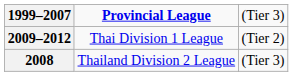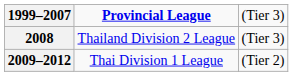rows swapped: (39, 60) <-> (39, 37)
